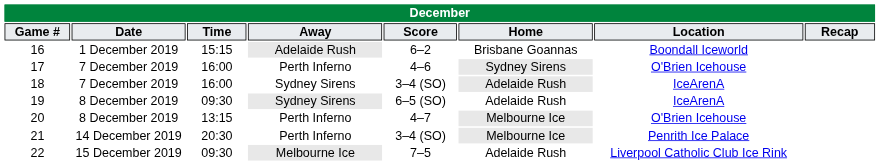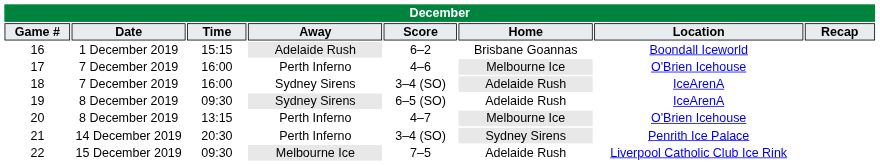(526, 67) Sydney Sirens -> (526, 67) Melbourne Ice
(526, 135) Melbourne Ice -> (526, 135) Sydney Sirens
